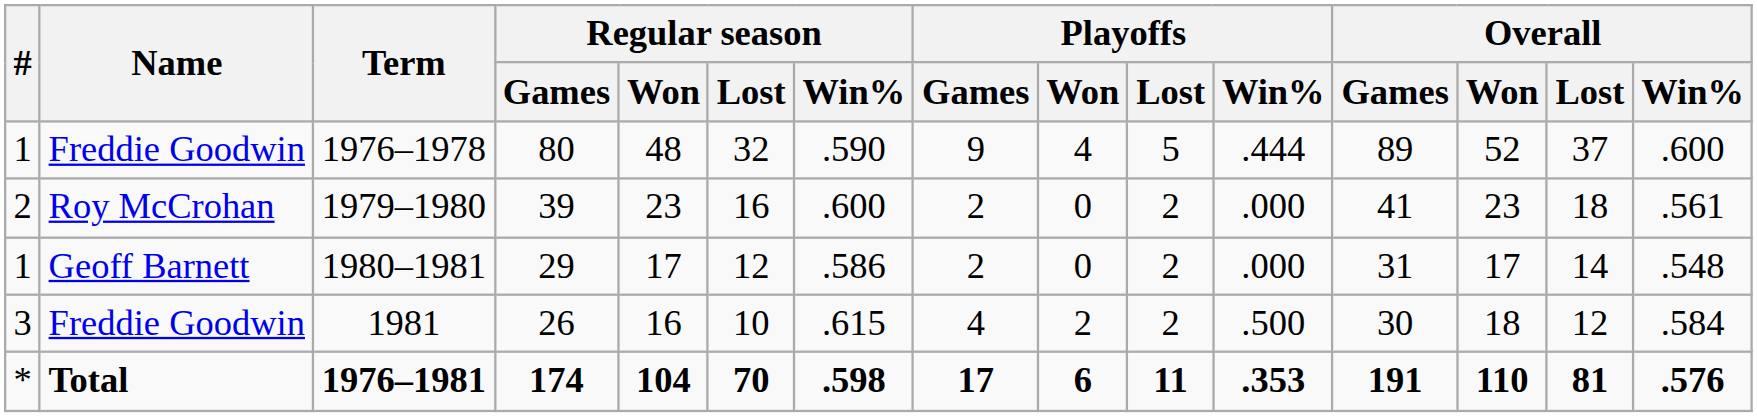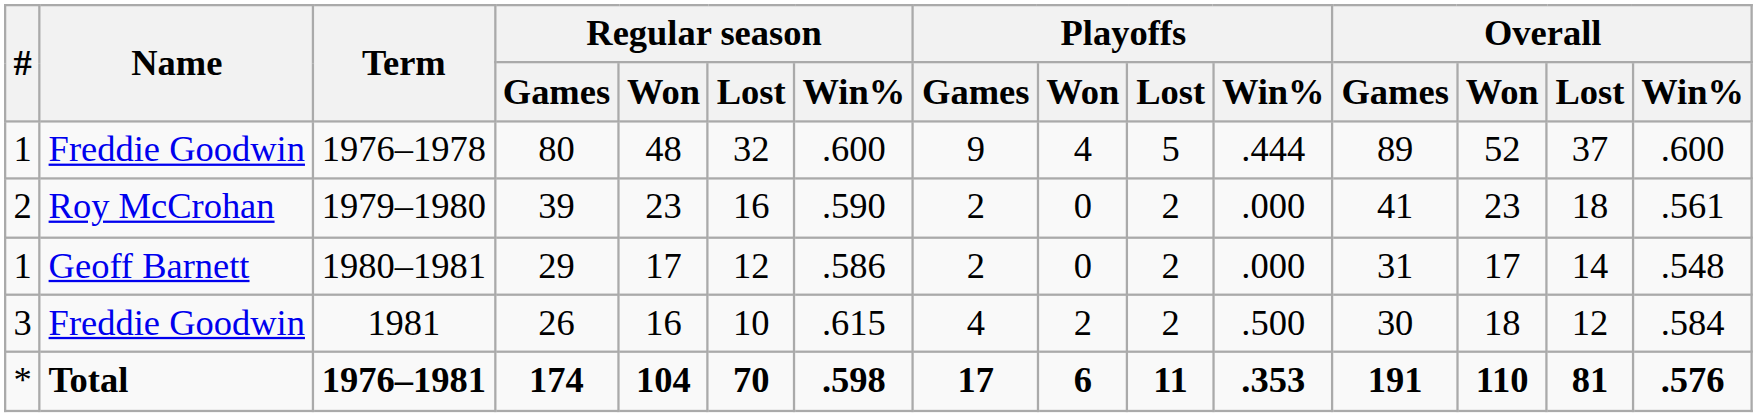(854, 149) .590 -> (854, 149) .600
(854, 206) .600 -> (854, 206) .590
